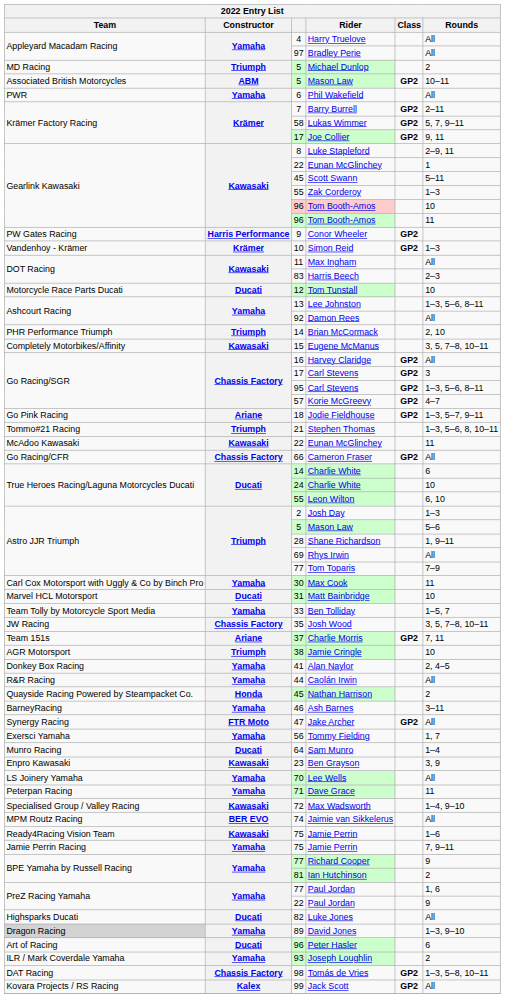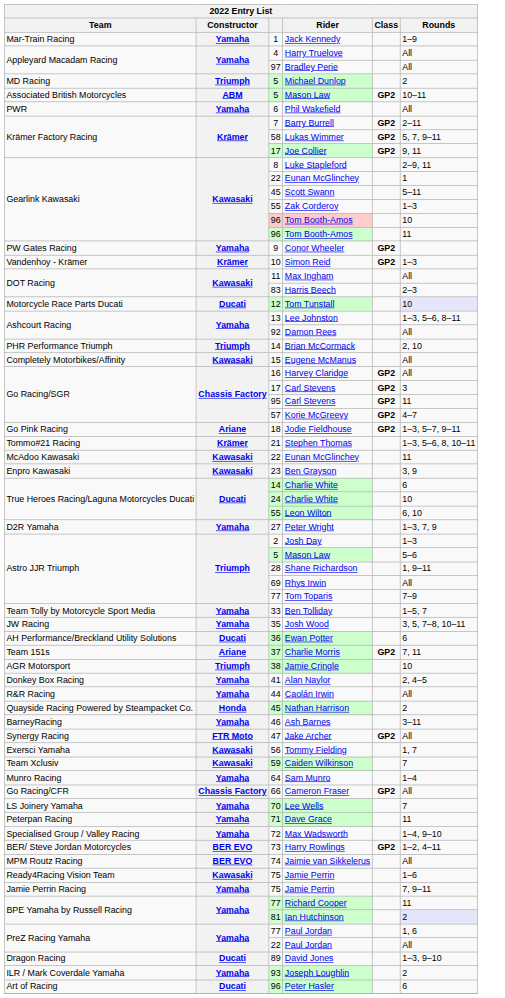+ row: (276, 39)
(249, 234) Harris Performance -> (233, 248) Yamaha
(430, 290) no background -> (407, 304) lavender background
(457, 345) 3, 5, 7–8, 10–11 -> (407, 359) All
(454, 387) 1–3, 5–6, 8–11 -> (407, 401) 11
(249, 429) Triumph -> (233, 443) Krämer
rows swapped: (299, 763) <-> (299, 457)
+ row: (276, 526)
- row: (299, 582)
- row: (299, 596)
(249, 624) Chassis Factory -> (233, 624) Yamaha
+ row: (276, 638)
(249, 735) Yamaha -> (233, 749) Kawasaki
+ row: (276, 763)
(249, 749) Ducati -> (233, 777) Yamaha
(430, 777) All -> (405, 805) 7
(249, 805) Kawasaki -> (233, 833) Yamaha
+ row: (276, 847)
(428, 861) 9 -> (407, 903) 11
(428, 875) no background -> (405, 917) lavender background
(428, 903) 9 -> (407, 944) All
- row: (299, 917)
(36, 931) lightgrey background -> (36, 958) no background
(249, 931) Yamaha -> (233, 958) Ducati
rows swapped: (299, 958) <-> (299, 944)
- row: (299, 972)
- row: (299, 986)
